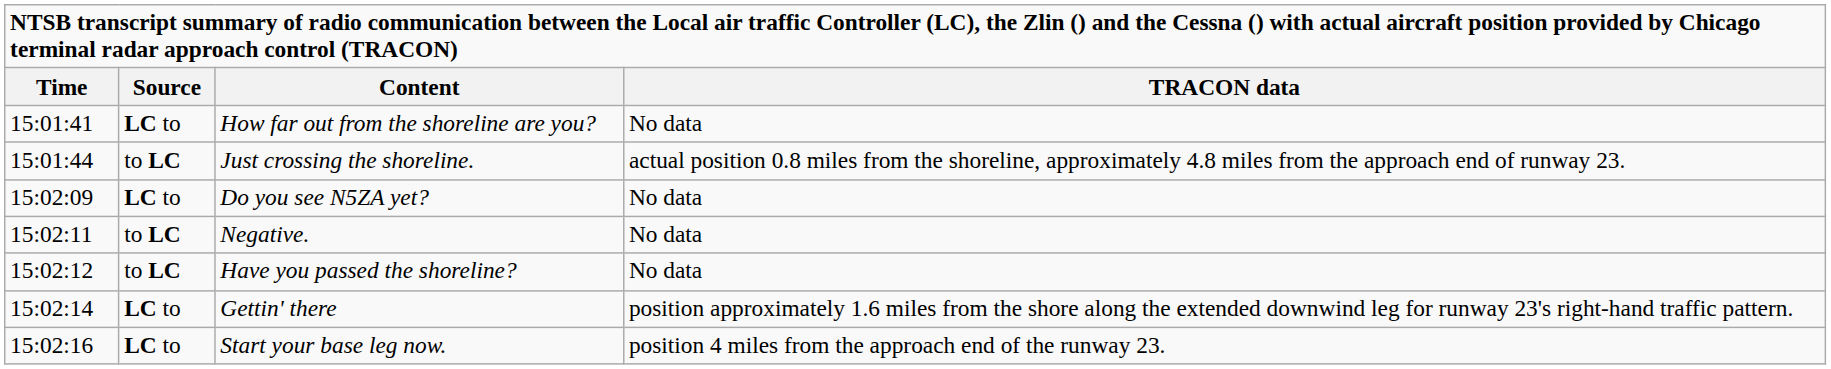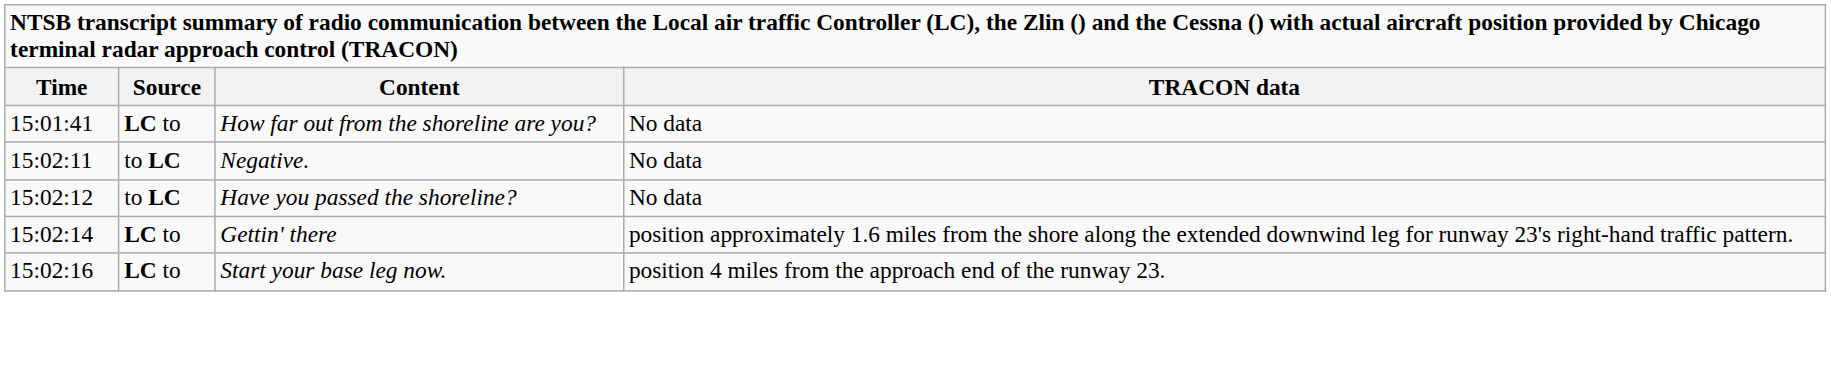- row: (347, 160)
- row: (325, 197)
